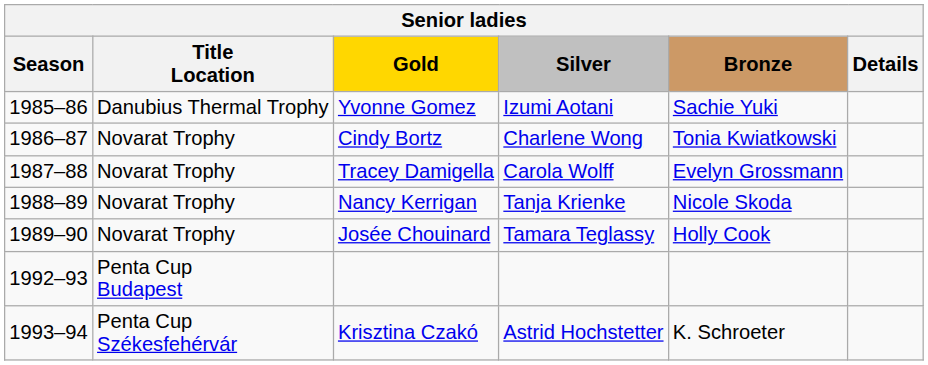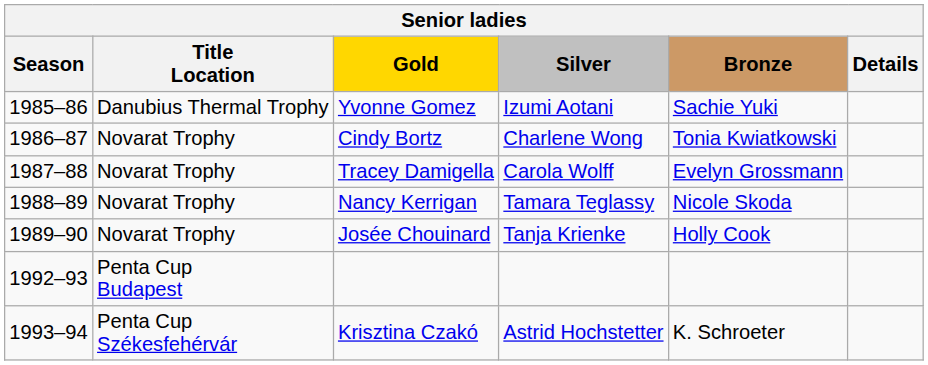(564, 203) Tanja Krienke -> (579, 203) Tamara Teglassy
(579, 235) Tamara Teglassy -> (564, 235) Tanja Krienke
